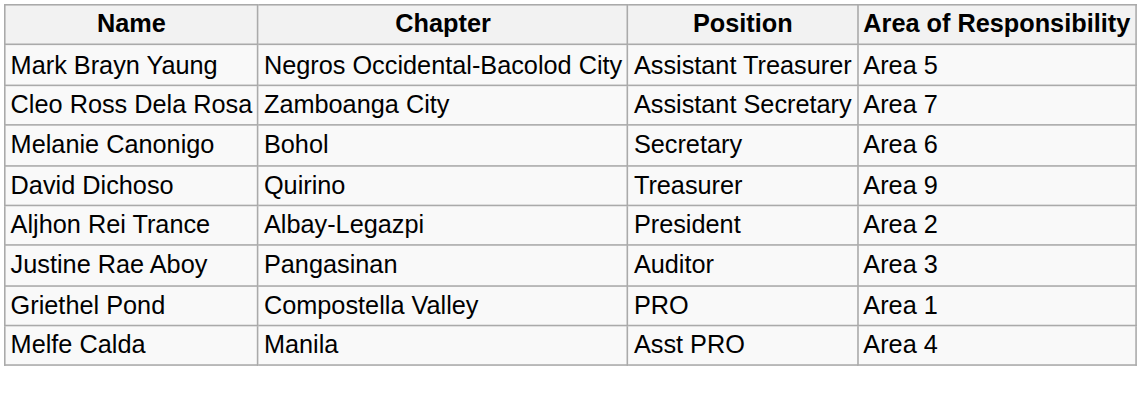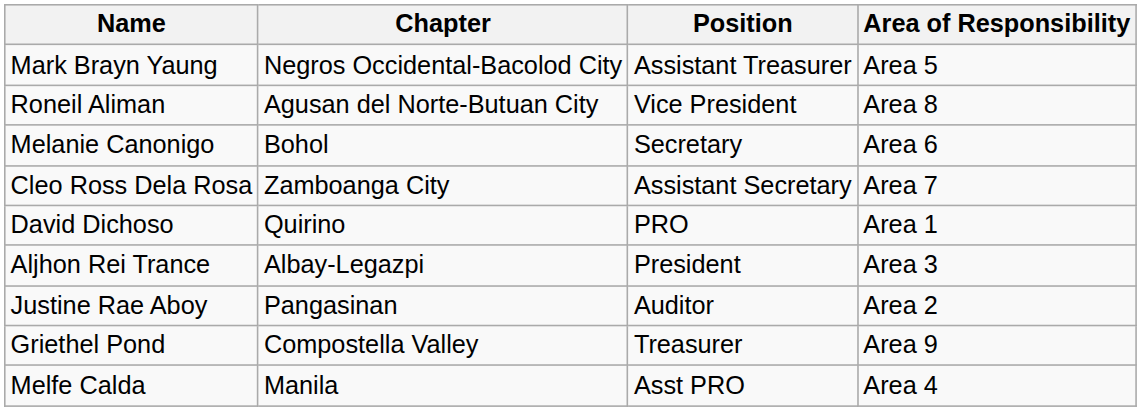+ row: (88, 104)
rows swapped: (113, 144) <-> (131, 104)
(688, 184) Treasurer -> (661, 225) PRO
(901, 184) Area 9 -> (901, 225) Area 1
(901, 225) Area 2 -> (901, 265) Area 3
(901, 265) Area 3 -> (901, 305) Area 2
(661, 305) PRO -> (688, 345) Treasurer
(901, 305) Area 1 -> (901, 345) Area 9
